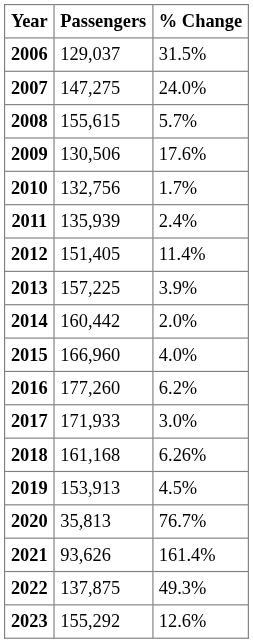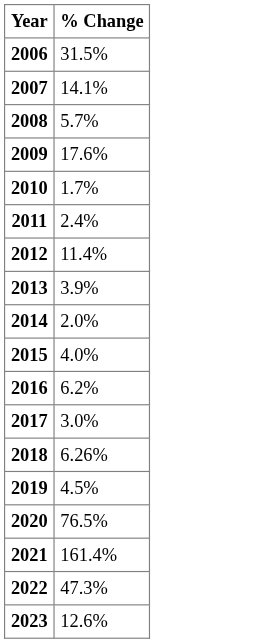- column: (103, 21)
(183, 87) 24.0% -> (84, 87) 14.1%
(183, 521) 76.7% -> (84, 521) 76.5%
(183, 588) 49.3% -> (84, 588) 47.3%
